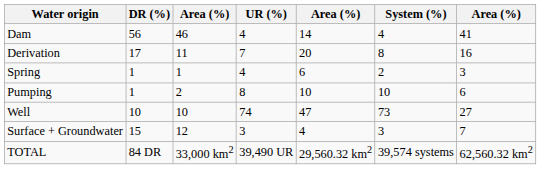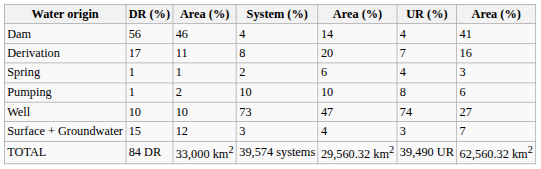columns swapped: (266, 14) <-> (416, 14)
